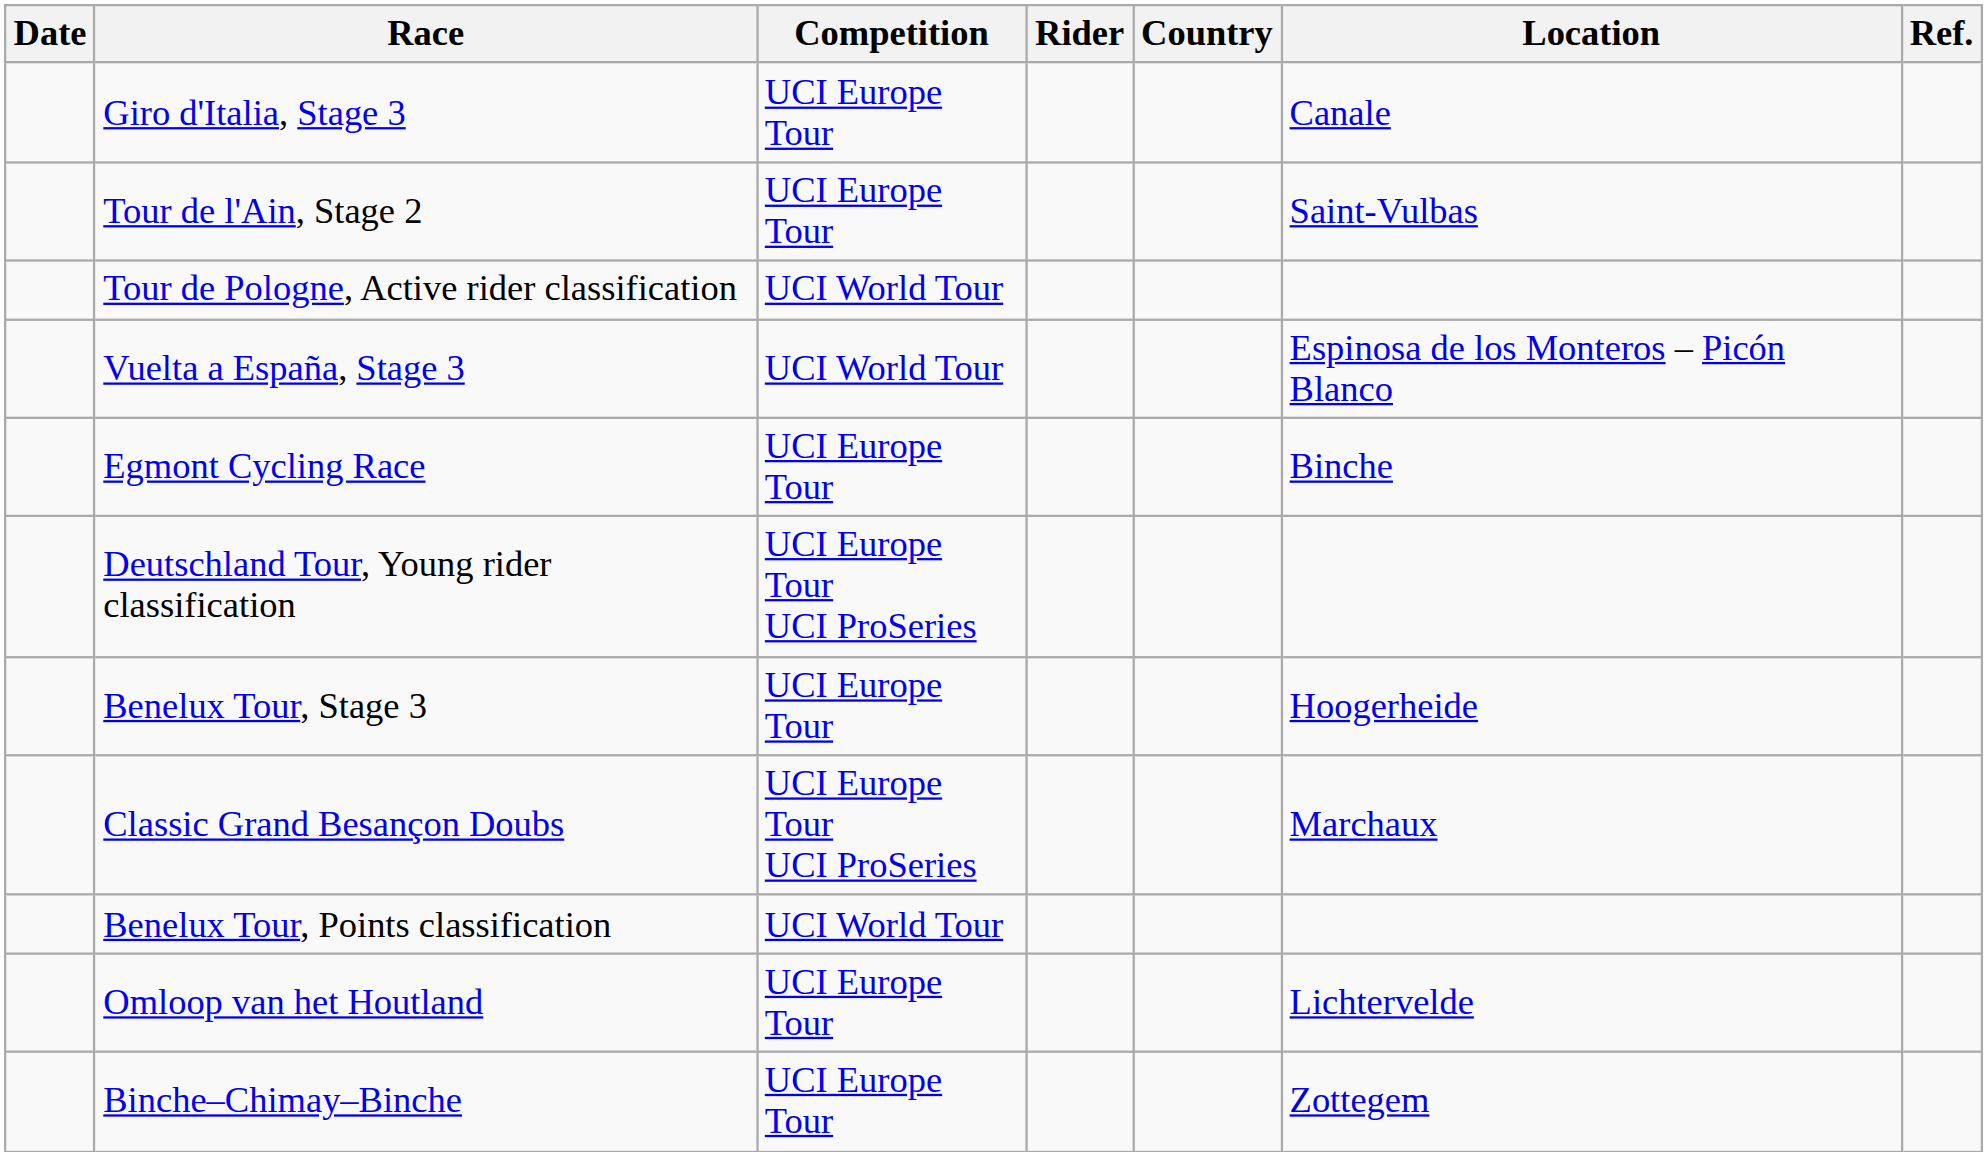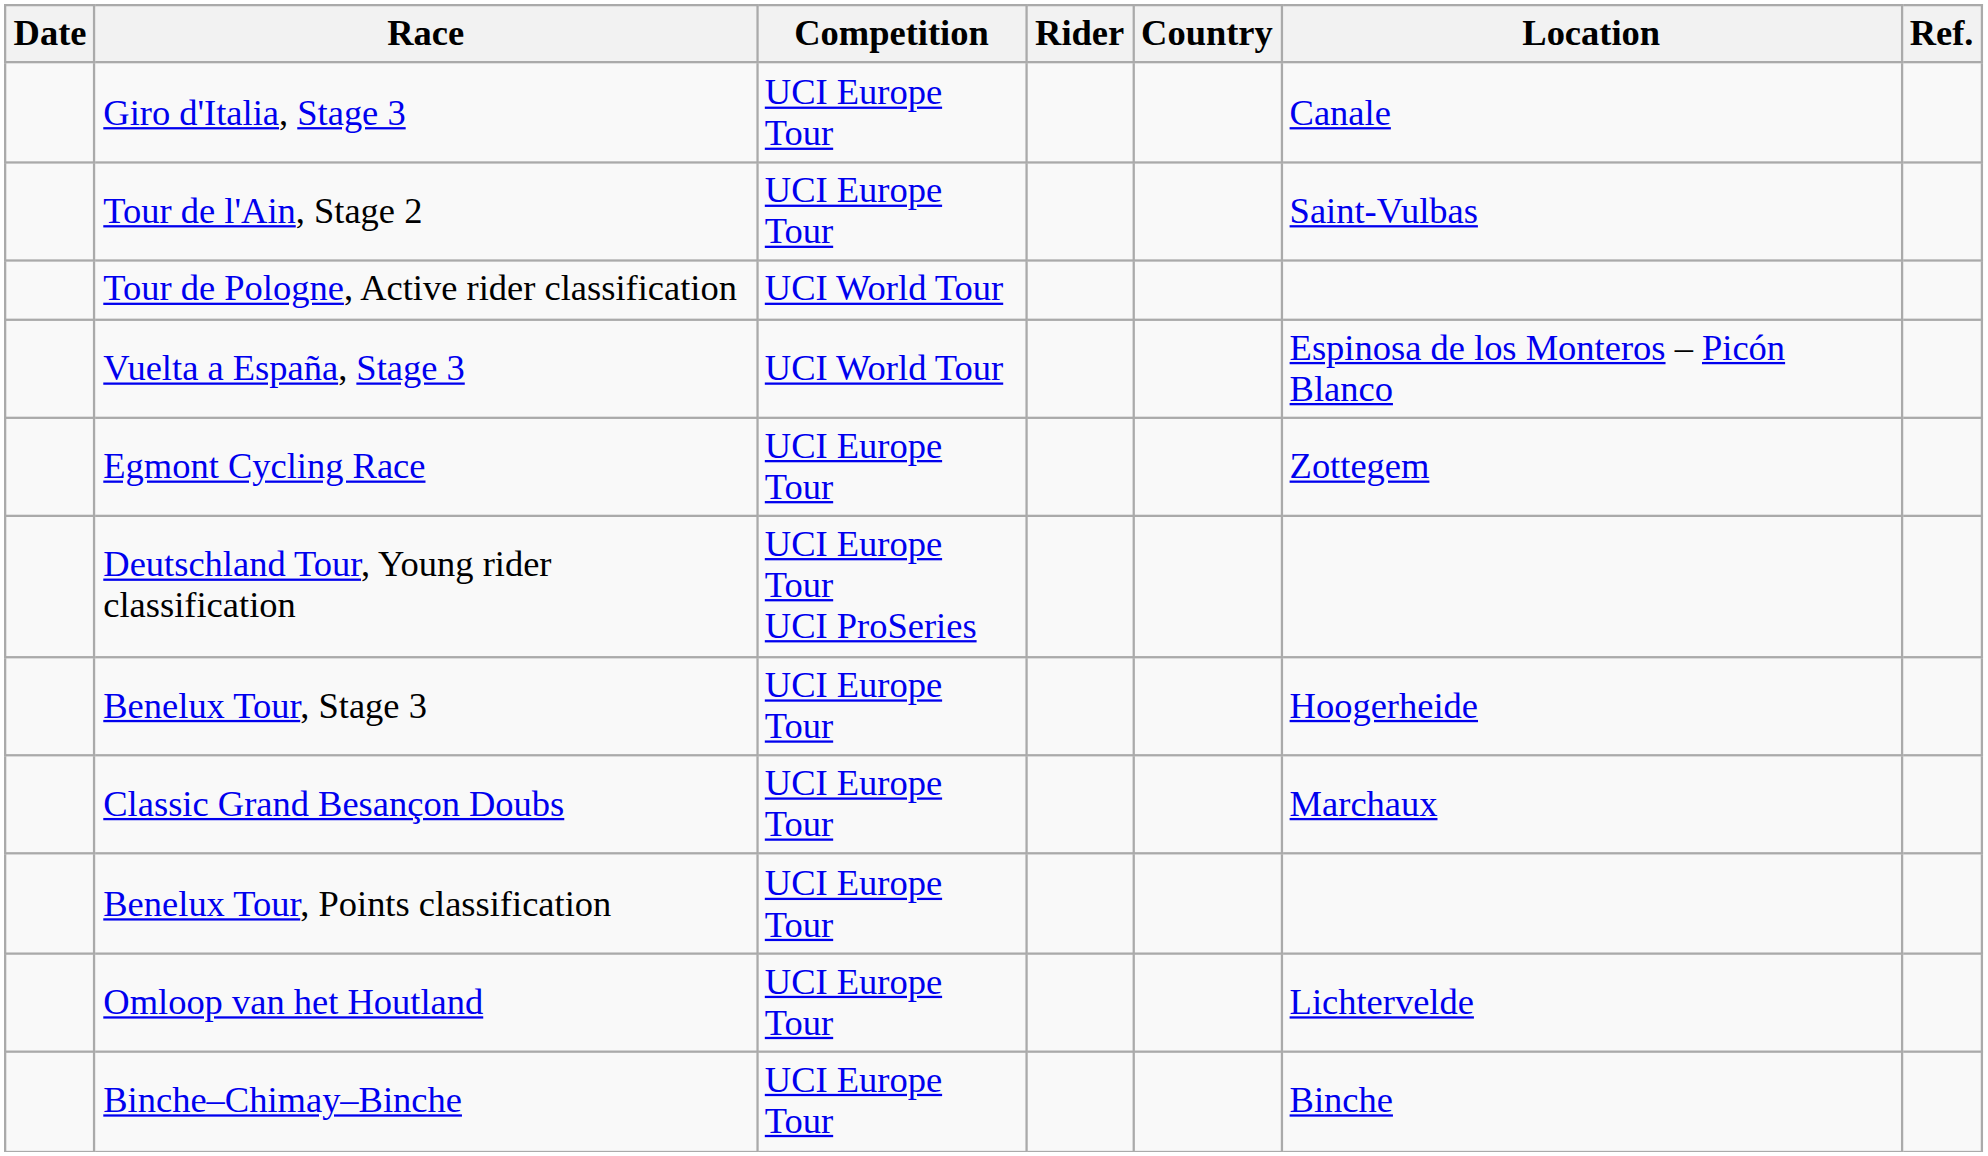(1341, 466) Binche -> (1359, 466) Zottegem
(871, 824) UCI Europe Tour UCI ProSeries -> (853, 804) UCI Europe Tour
(884, 923) UCI World Tour -> (853, 902) UCI Europe Tour
(1359, 1100) Zottegem -> (1341, 1100) Binche
